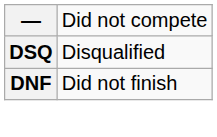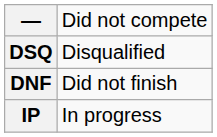+ row: (31, 115)
